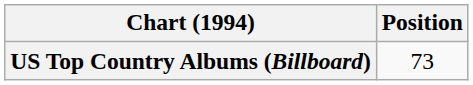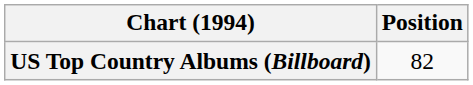(422, 60) 73 -> (422, 60) 82
